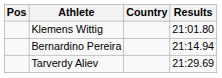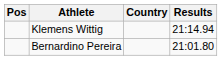(193, 30) 21:01.80 -> (193, 30) 21:14.94
(193, 47) 21:14.94 -> (193, 47) 21:01.80
- row: (65, 64)
